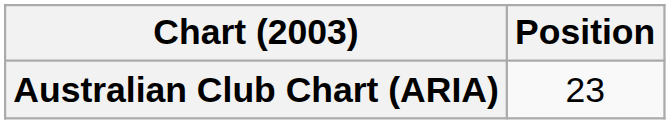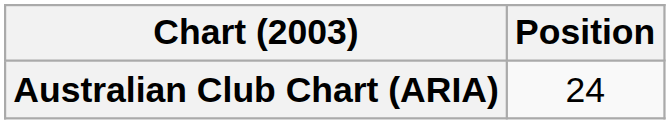(585, 88) 23 -> (585, 88) 24
